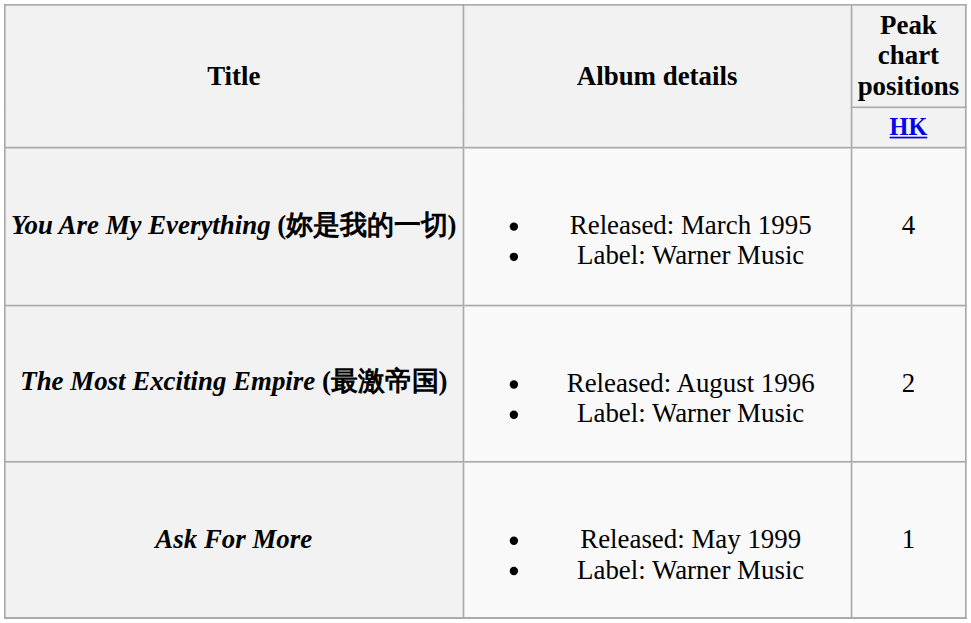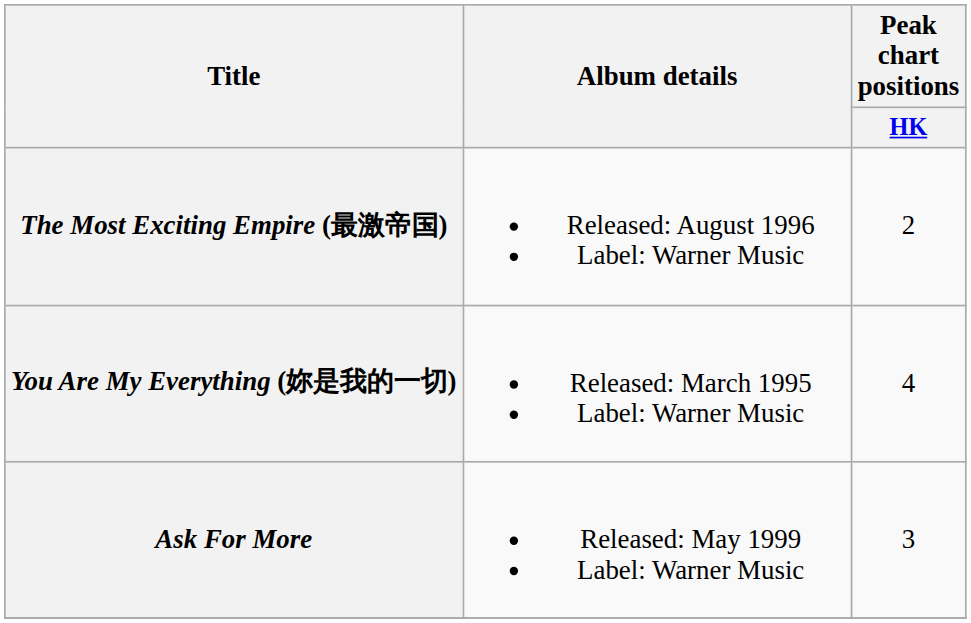rows swapped: (234, 225) <-> (234, 381)
(908, 539) 1 -> (908, 539) 3
